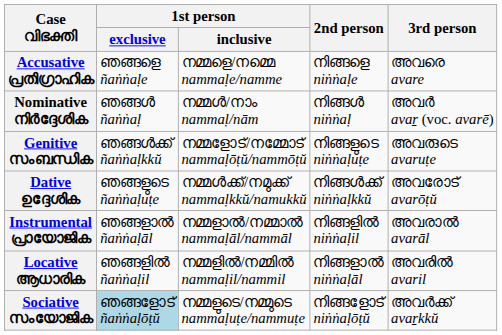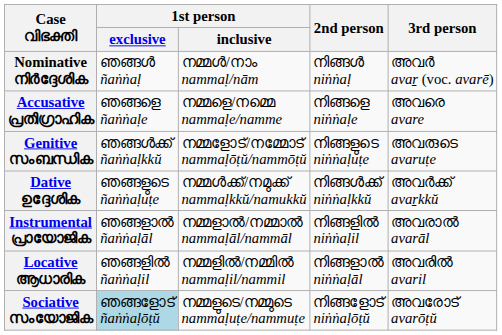rows swapped: (51, 111) <-> (51, 71)
(425, 190) അവരോട് avarōṭŭ -> (422, 190) അവർക്ക് avaṟkkŭ
(422, 310) അവർക്ക് avaṟkkŭ -> (425, 310) അവരോട് avarōṭŭ
